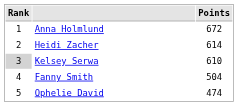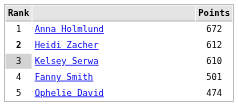(19, 45) normal -> (19, 45) bold
(214, 45) 614 -> (214, 45) 612
(214, 77) 504 -> (214, 77) 501
